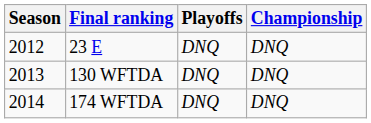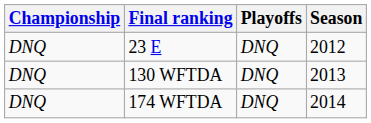columns swapped: (35, 18) <-> (307, 18)
